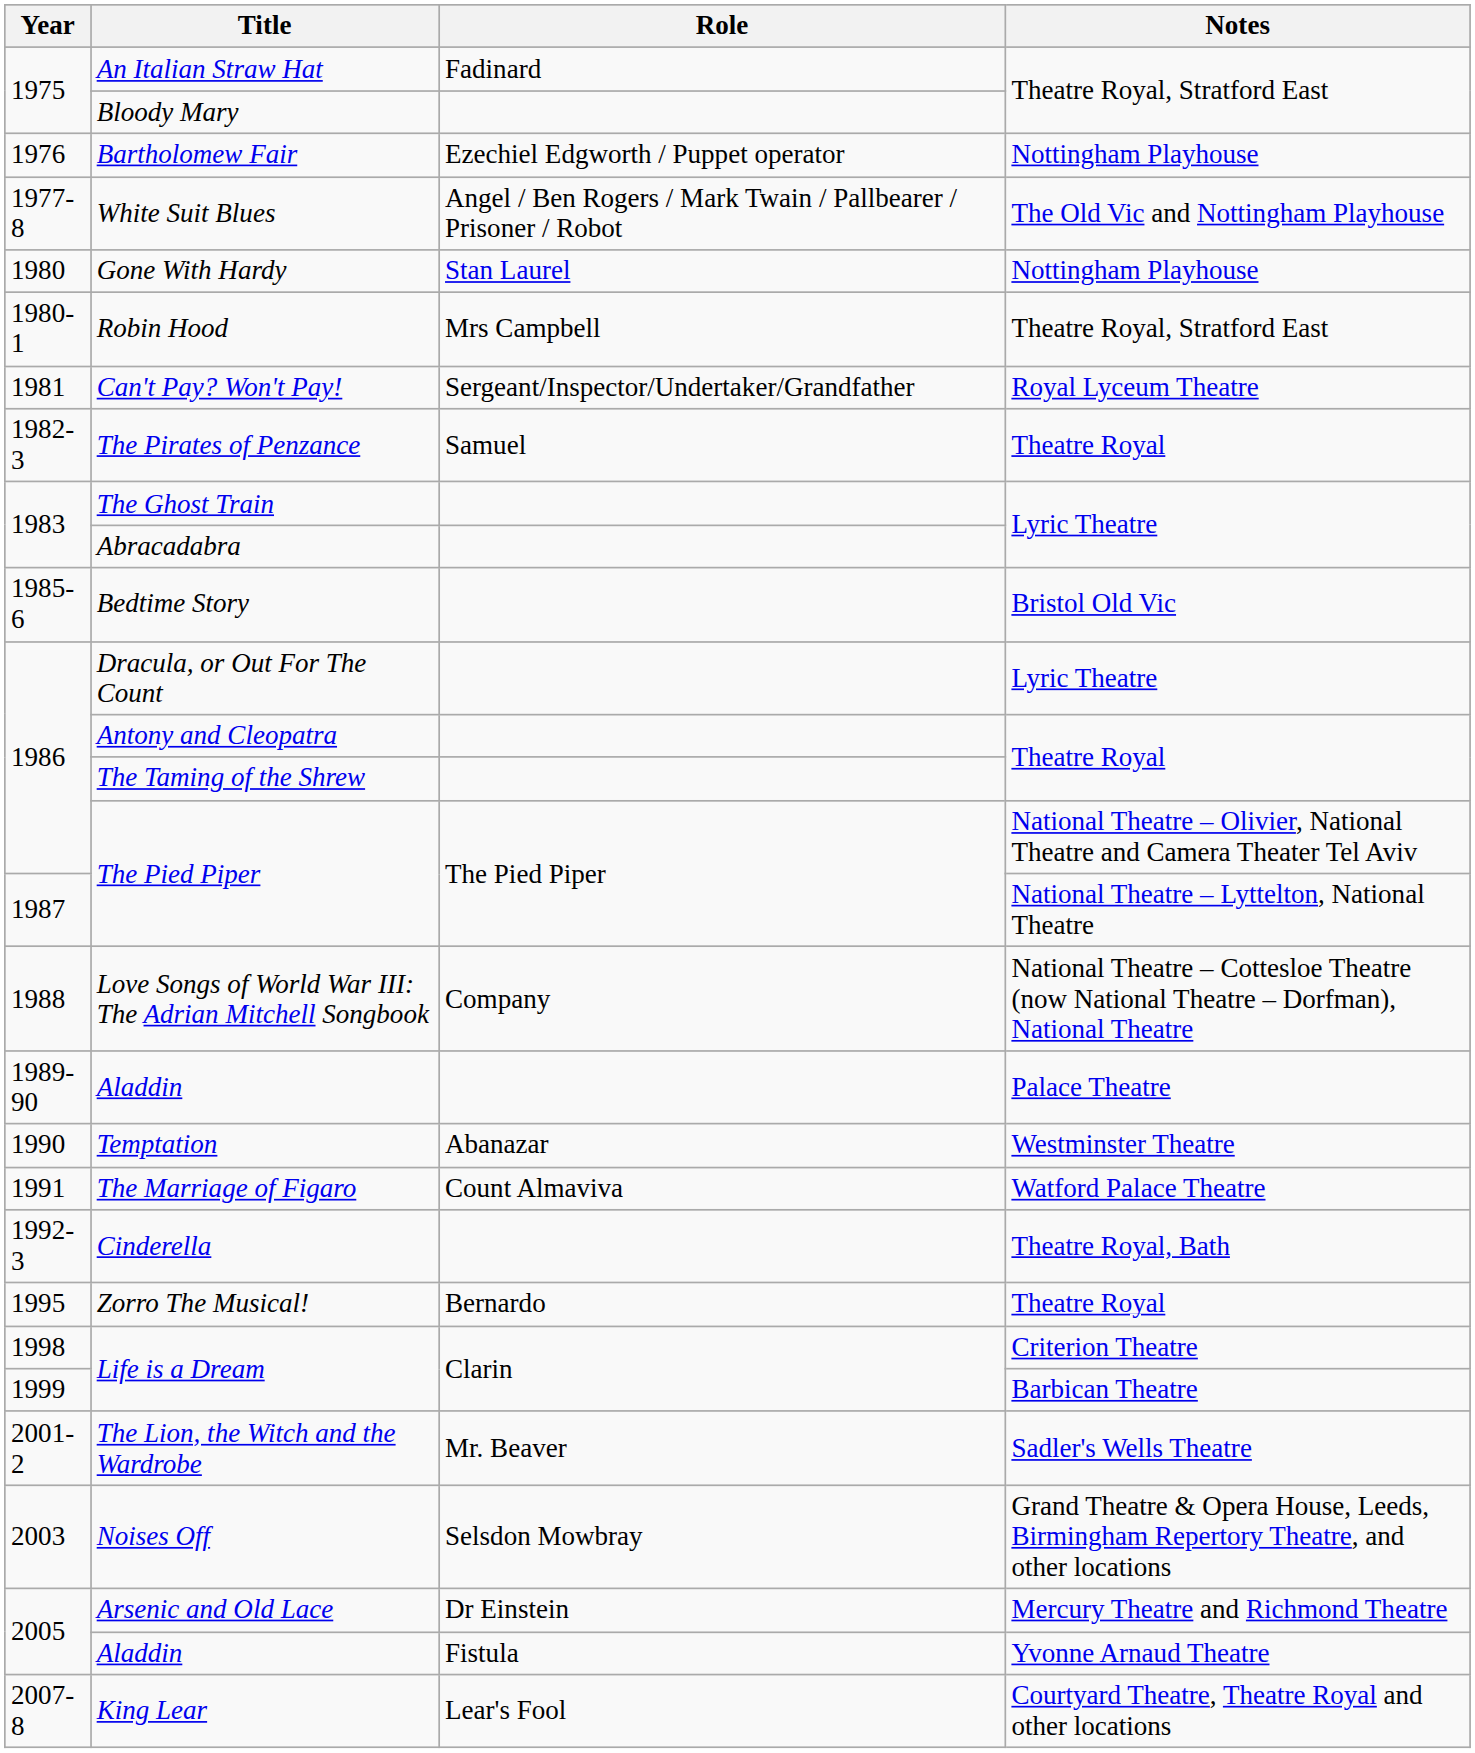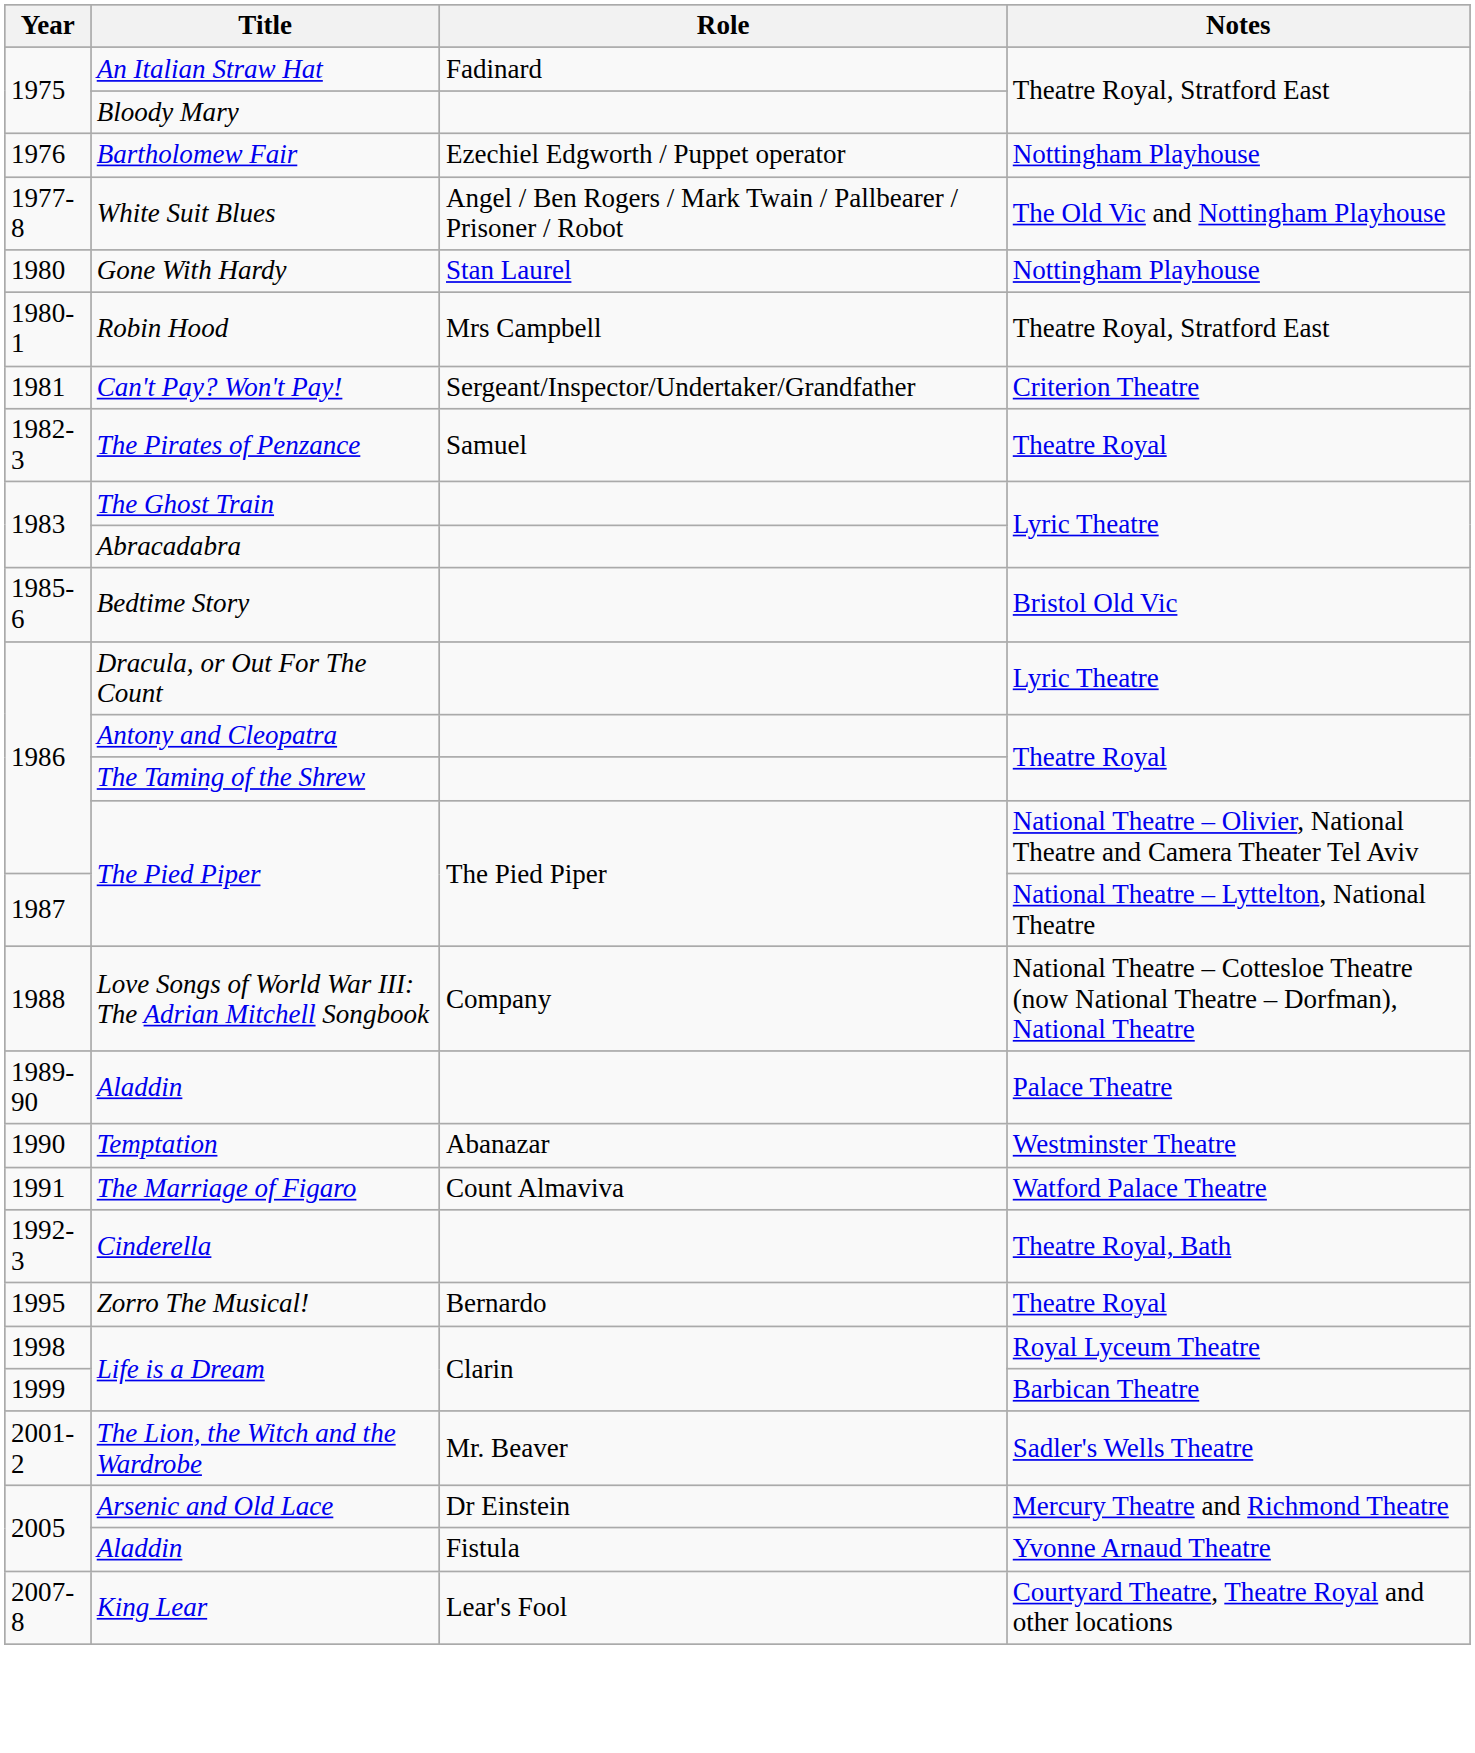(1135, 386) Royal Lyceum Theatre -> (1106, 386) Criterion Theatre
(1105, 1346) Criterion Theatre -> (1136, 1346) Royal Lyceum Theatre
- row: (38, 1536)
